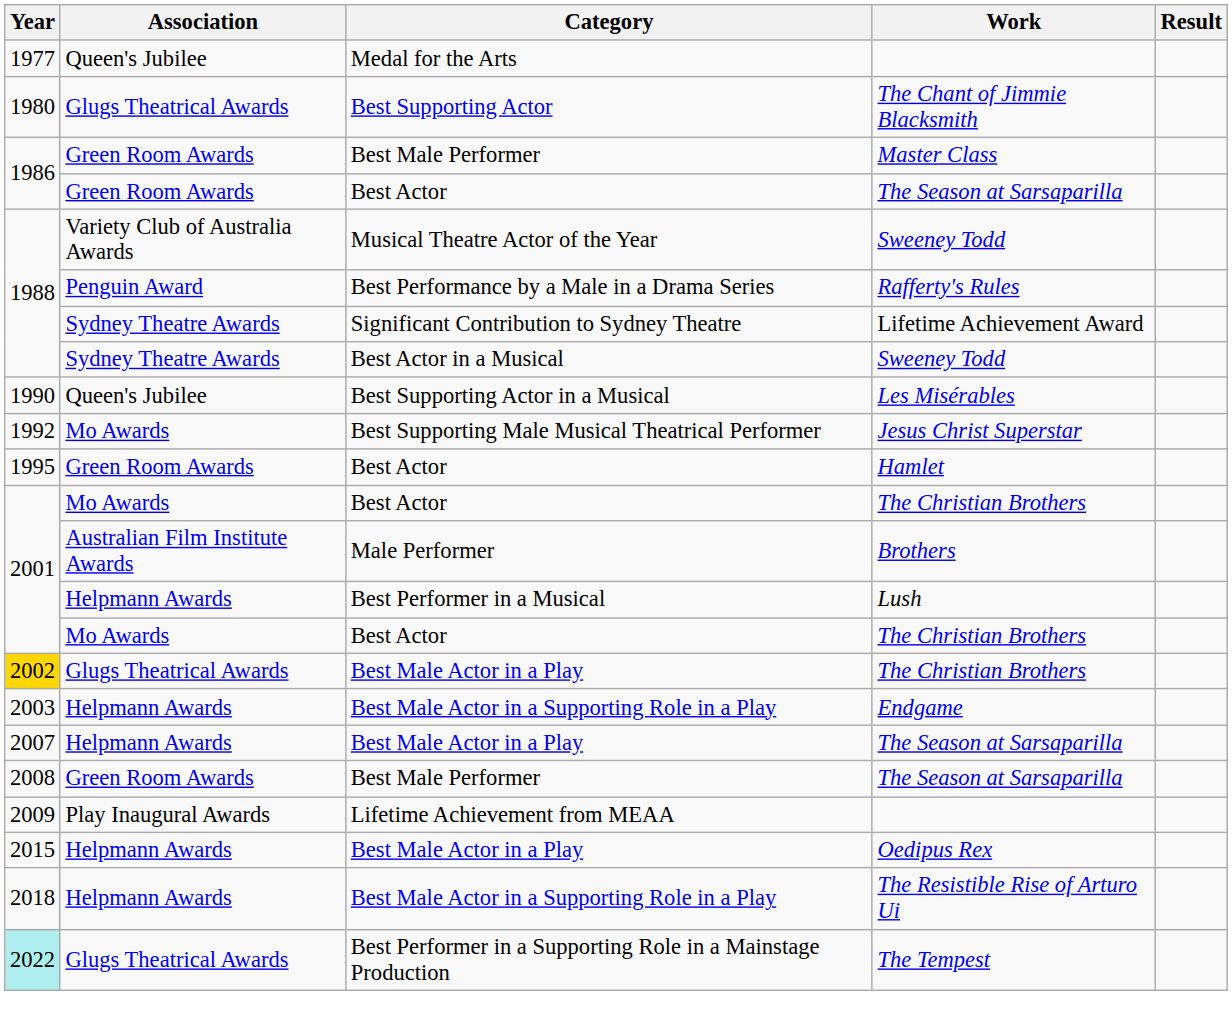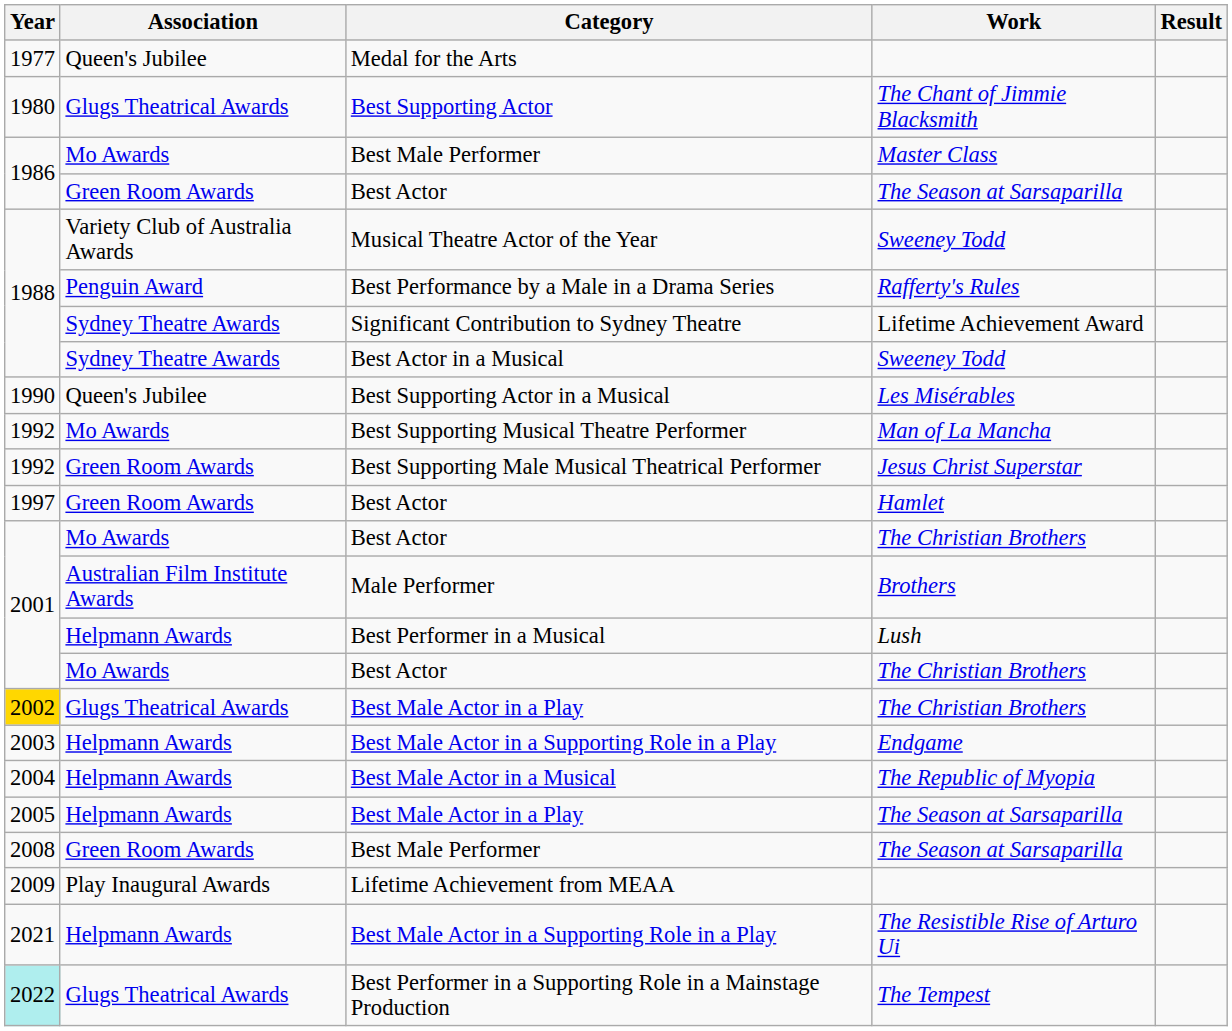(160, 155) Green Room Awards -> (117, 155) Mo Awards
+ row: (549, 430)
(117, 430) Mo Awards -> (160, 466) Green Room Awards
(32, 466) 1995 -> (32, 502) 1997
+ row: (483, 778)
(32, 742) 2007 -> (32, 814) 2005
- row: (467, 849)
(32, 898) 2018 -> (32, 934) 2021
